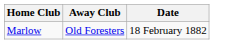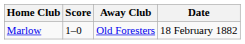+ column: (78, 13)
